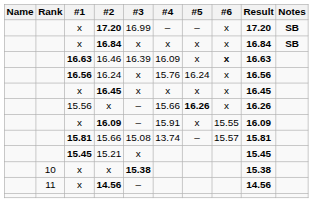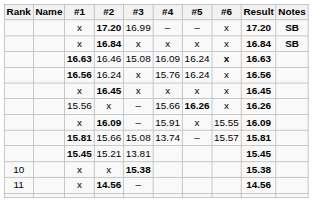columns swapped: (50, 12) <-> (20, 12)
(138, 59) 16.39 -> (138, 59) 15.08
(197, 59) x -> (197, 59) 16.24
(138, 153) x -> (138, 153) 13.81
